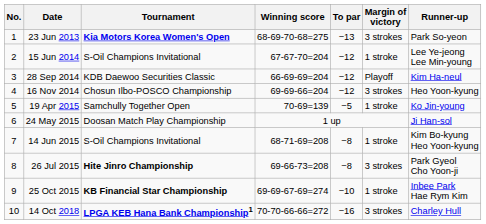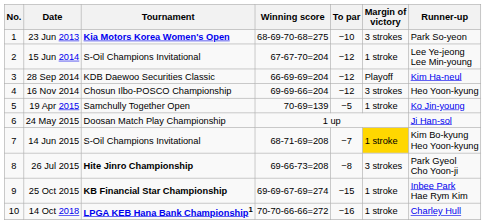(347, 37) −13 -> (347, 37) −10
(347, 141) −8 -> (347, 141) −7
(381, 141) no background -> (381, 141) gold background
(347, 191) −10 -> (347, 191) −15
(383, 211) 3 strokes -> (381, 211) 1 stroke
